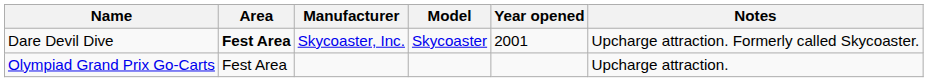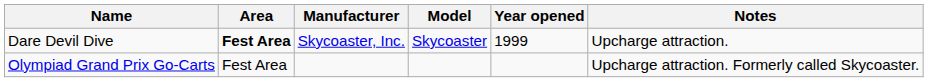(511, 40) 2001 -> (511, 40) 1999
(755, 40) Upcharge attraction. Formerly called Skycoaster. -> (660, 40) Upcharge attraction.
(660, 64) Upcharge attraction. -> (755, 64) Upcharge attraction. Formerly called Skycoaster.
